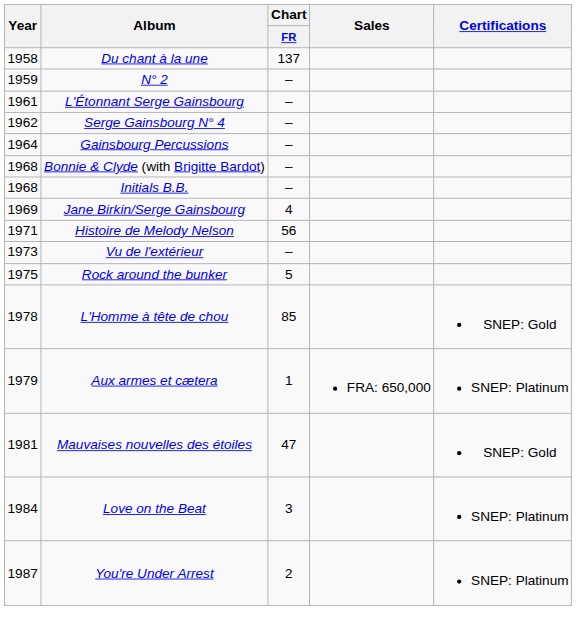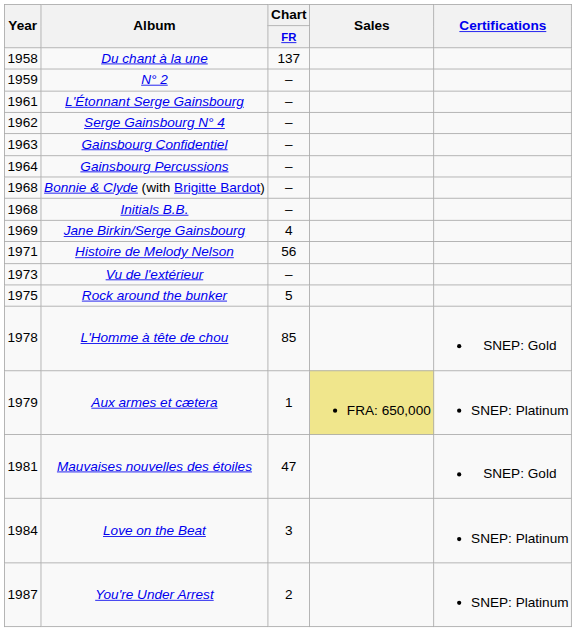+ row: (154, 144)
(372, 389) no background -> (372, 410) khaki background
